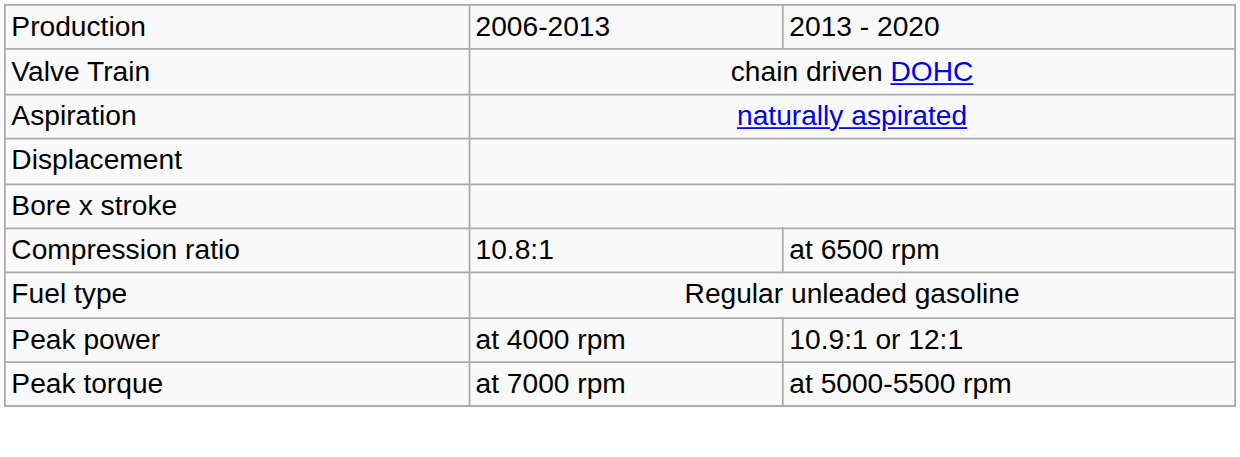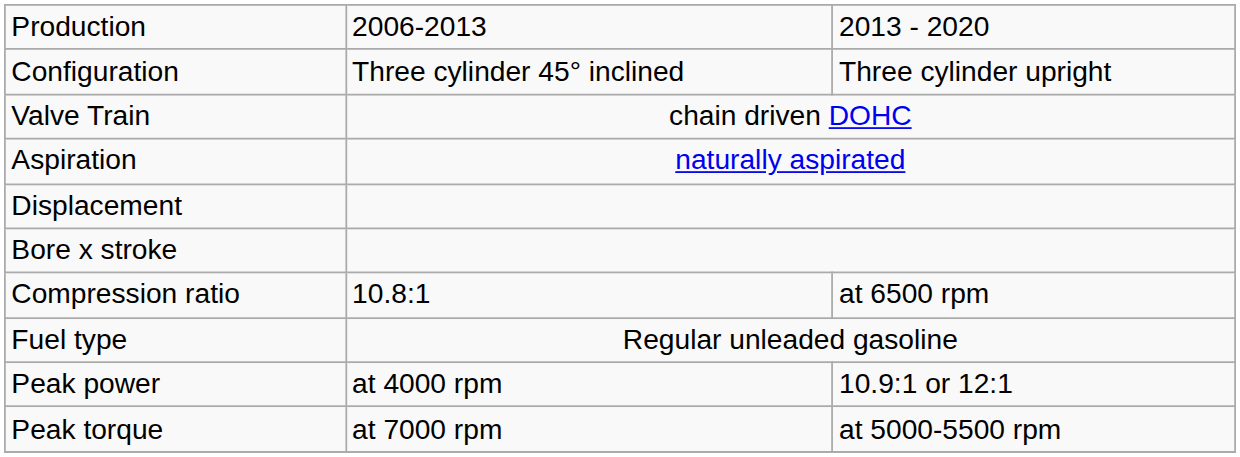+ row: (95, 71)
